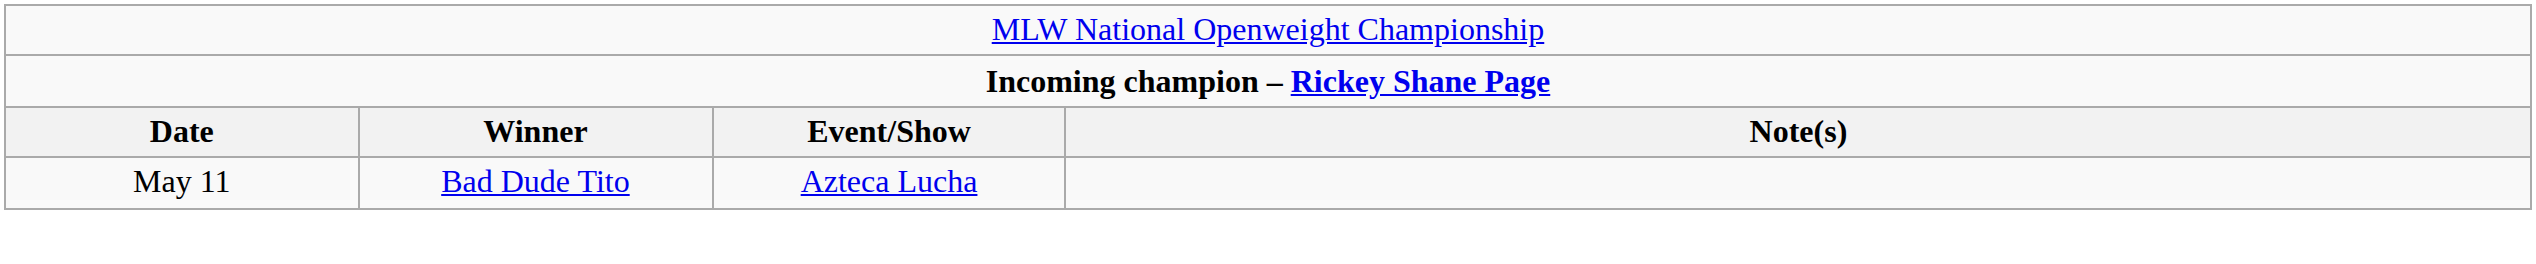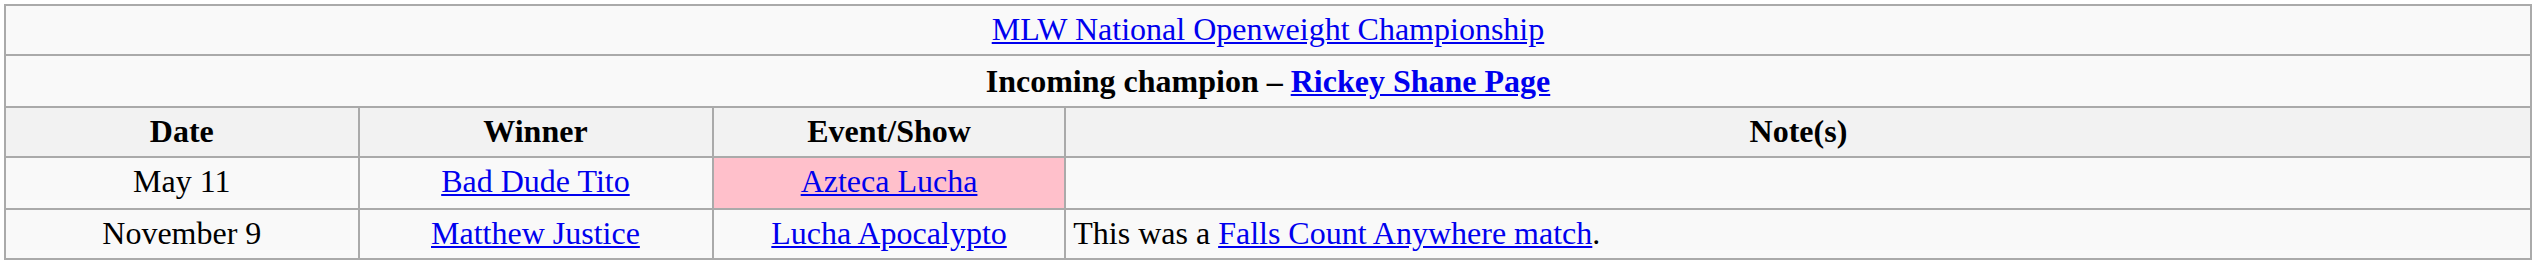(889, 182) no background -> (889, 182) pink background
+ row: (182, 232)
